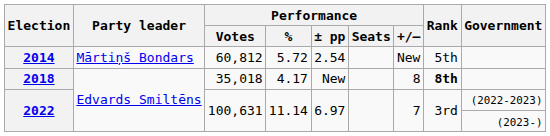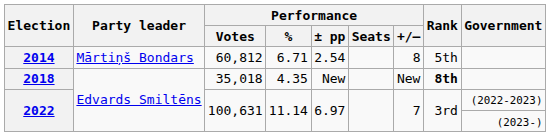(292, 57) 5.72 -> (292, 57) 6.71
(409, 57) New -> (417, 57) 8
(292, 79) 4.17 -> (292, 79) 4.35
(417, 79) 8 -> (409, 79) New
